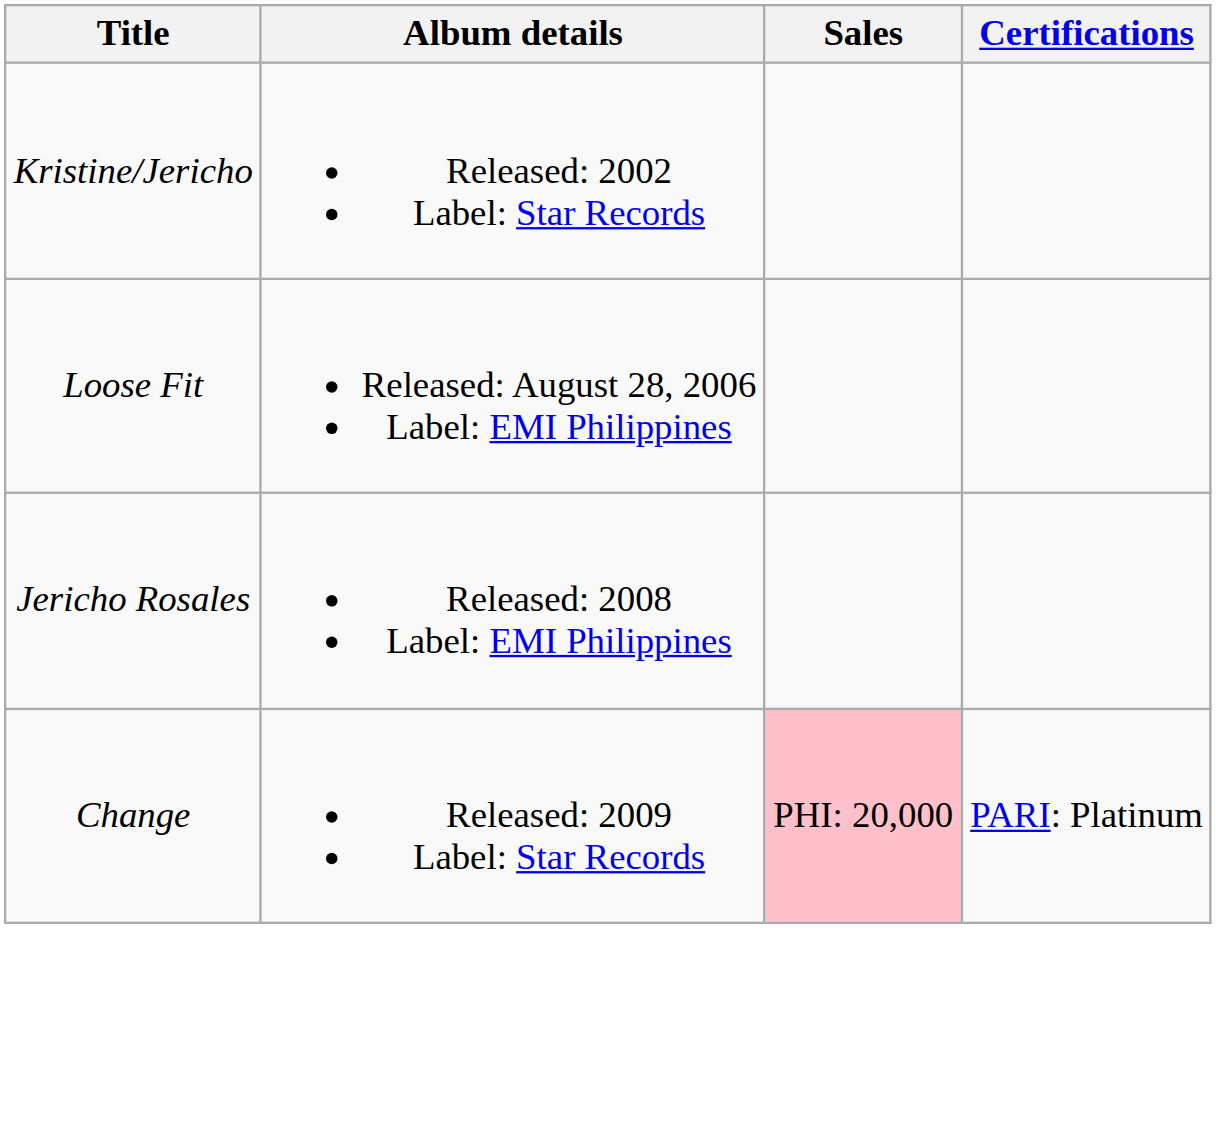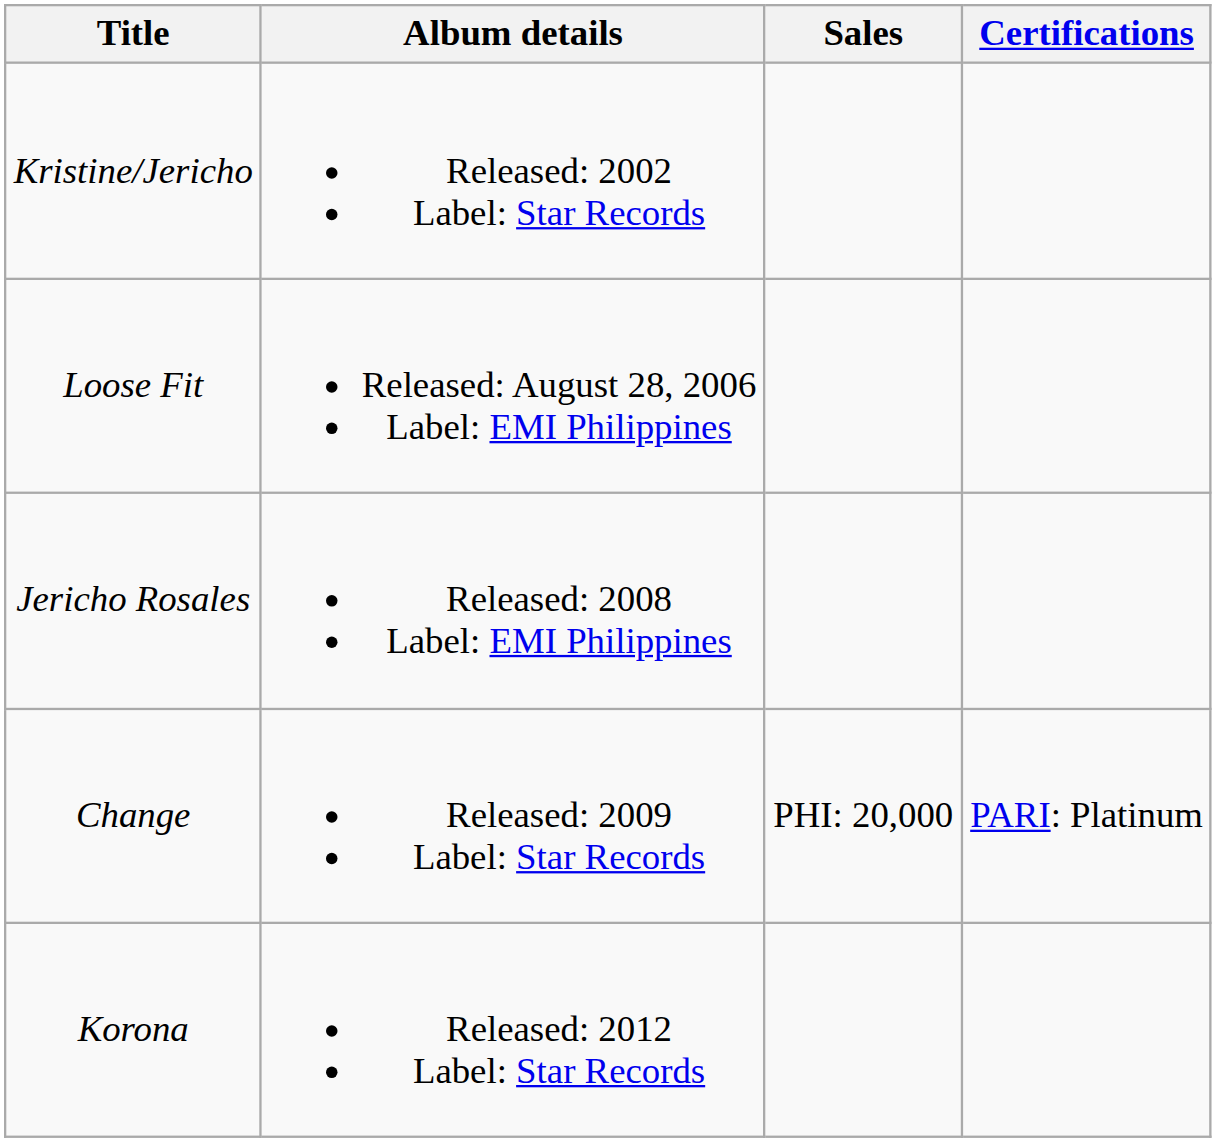(863, 814) pink background -> (863, 814) no background
+ row: (133, 1029)
